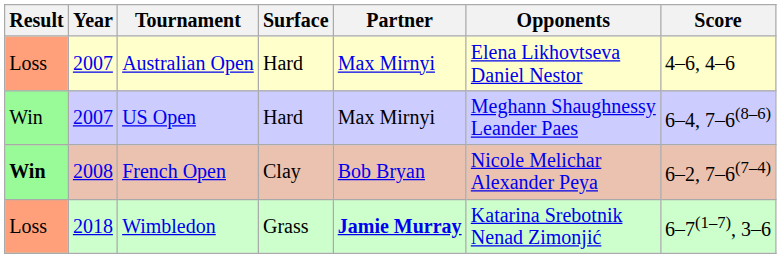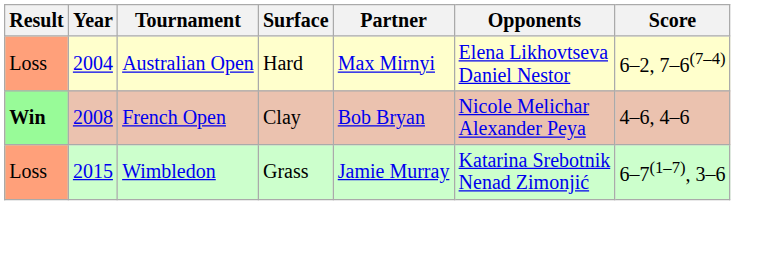(93, 63) 2007 -> (93, 63) 2004
(700, 63) 4–6, 4–6 -> (672, 63) 6–2, 7–6(7–4)
- row: (159, 117)
(718, 171) 6–2, 7–6(7–4) -> (654, 117) 4–6, 4–6
(93, 225) 2018 -> (93, 171) 2015
(400, 225) bold -> (394, 171) normal
